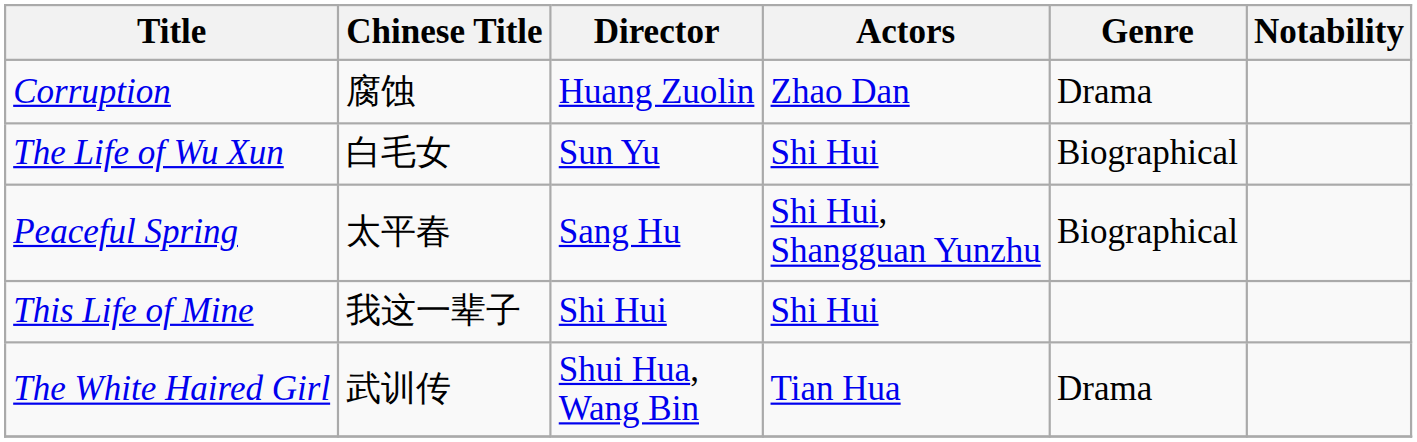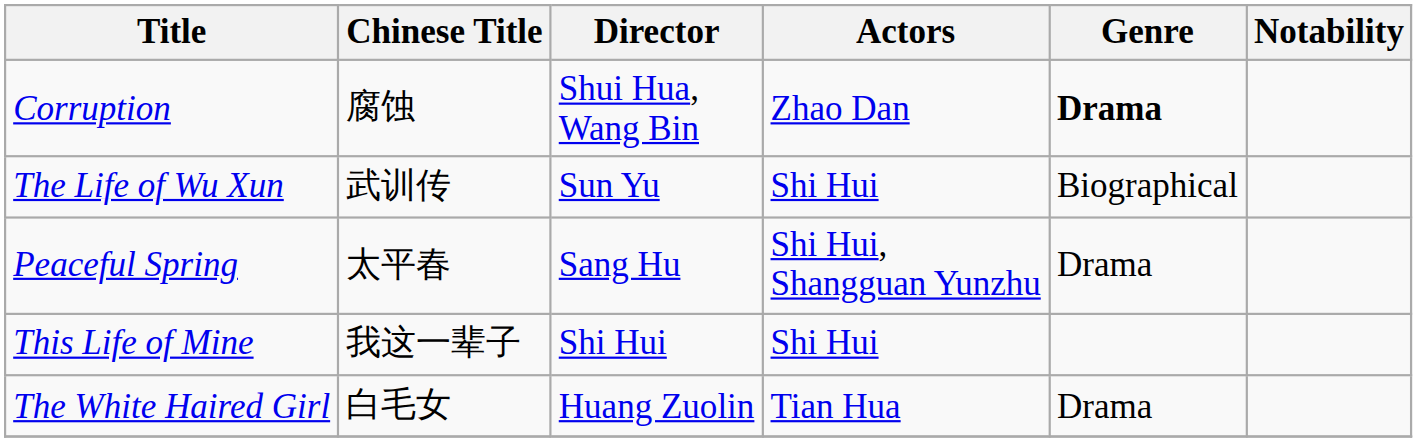(657, 91) Huang Zuolin -> (629, 107) Shui Hua, Wang Bin
(1105, 91) normal -> (1109, 107) bold
(399, 152) 白毛女 -> (399, 185) 武训传
(1147, 231) Biographical -> (1105, 264) Drama
(399, 387) 武训传 -> (399, 404) 白毛女
(629, 388) Shui Hua, Wang Bin -> (657, 405) Huang Zuolin
